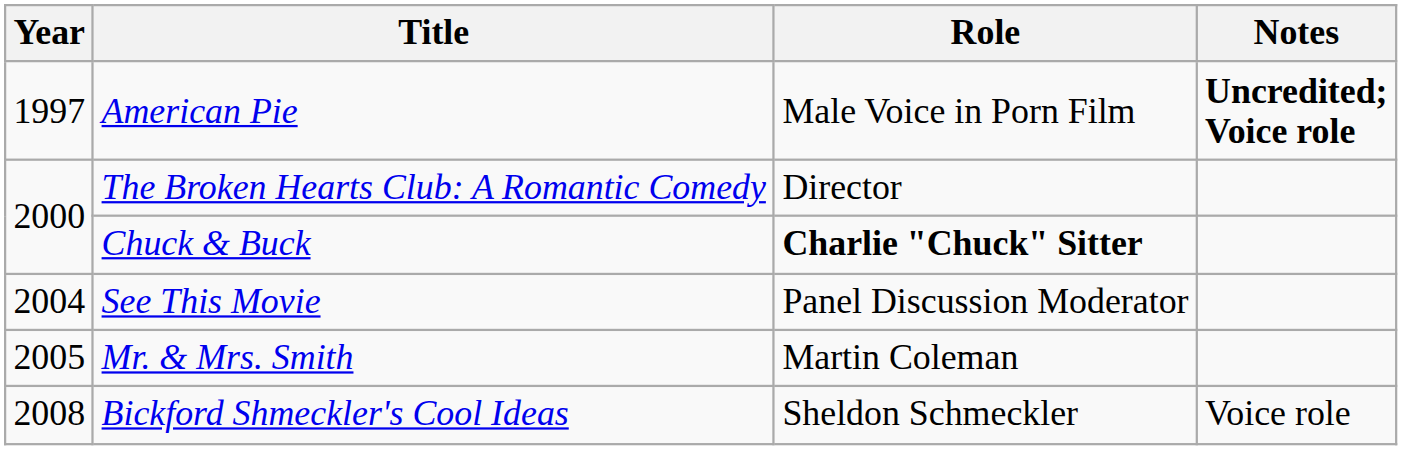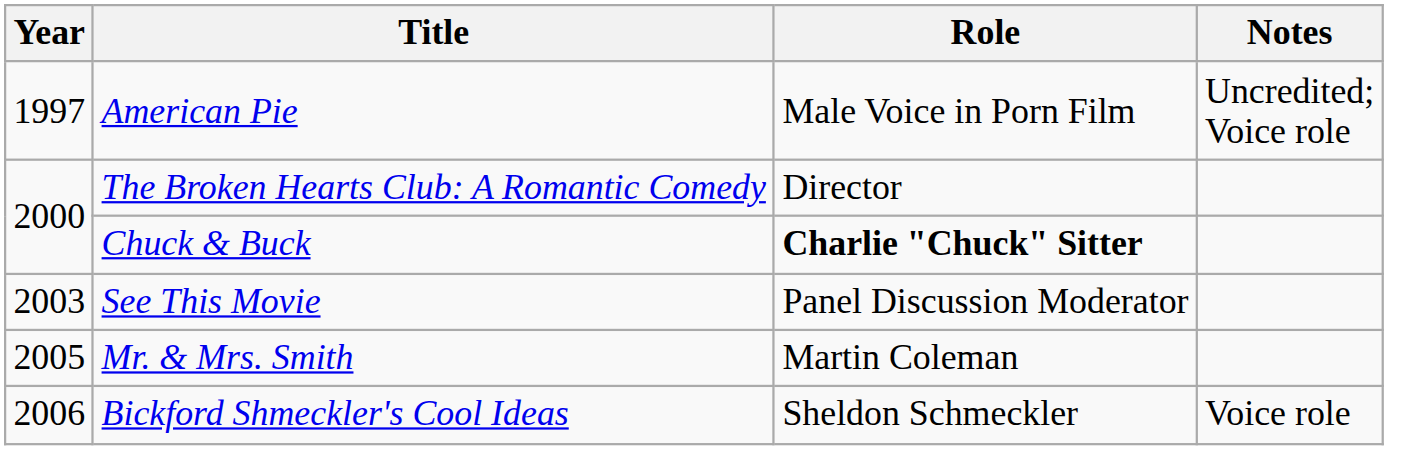(1296, 109) bold -> (1290, 109) normal
(49, 300) 2004 -> (49, 300) 2003
(49, 414) 2008 -> (49, 414) 2006
